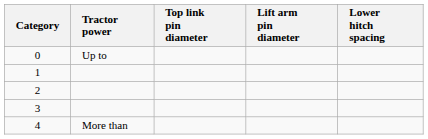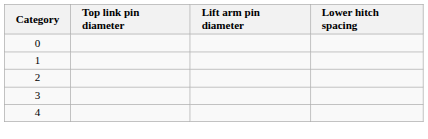- column: (100, 25)
